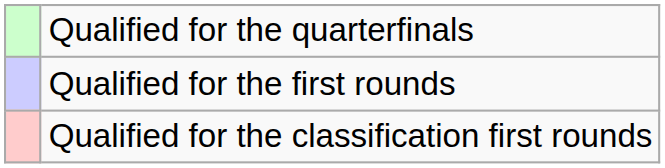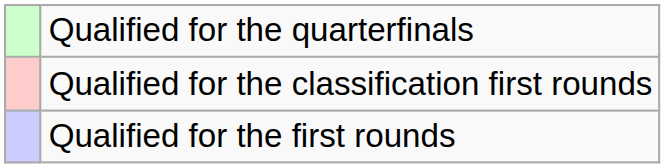rows swapped: (252, 83) <-> (351, 135)
